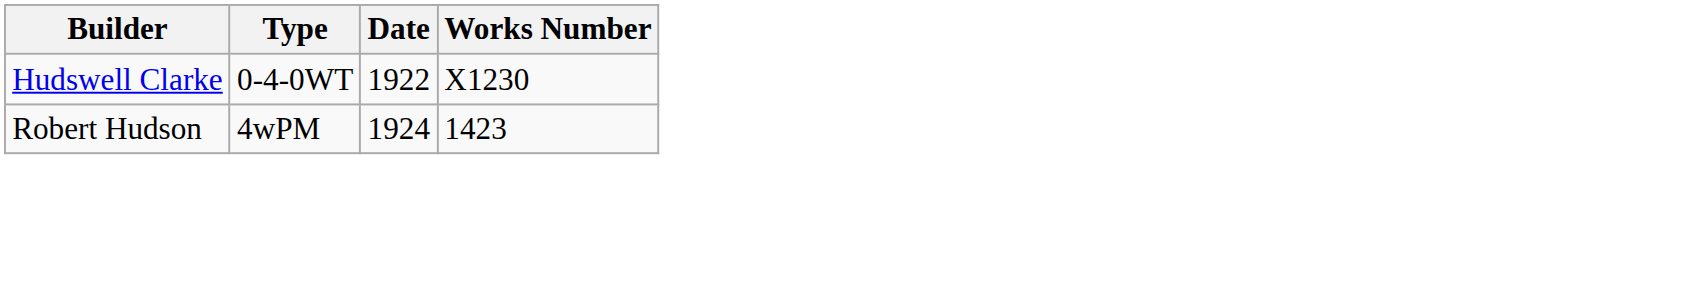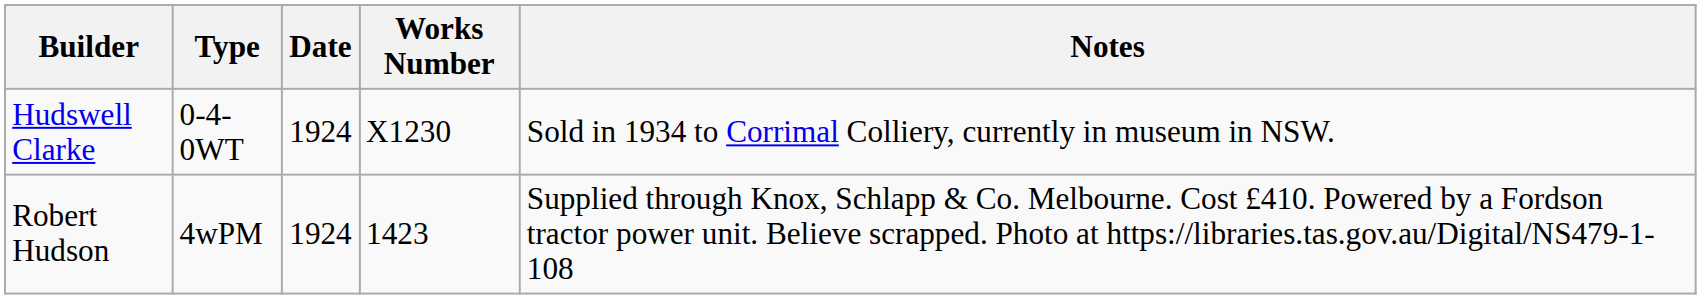+ column: (1108, 46)
(399, 78) 1922 -> (321, 131) 1924
